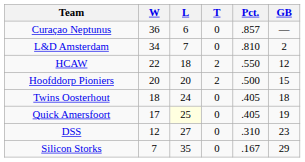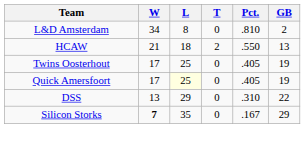- row: (71, 30)
(186, 47) 7 -> (186, 30) 8
(154, 64) 22 -> (154, 47) 21
(284, 64) 12 -> (284, 47) 13
- row: (71, 81)
(154, 98) 18 -> (154, 64) 17
(186, 98) 24 -> (186, 64) 25
(284, 98) 18 -> (284, 64) 19
(154, 132) 12 -> (154, 98) 13
(186, 132) 27 -> (186, 98) 29
(284, 132) 23 -> (284, 98) 22
(154, 149) normal -> (154, 115) bold
